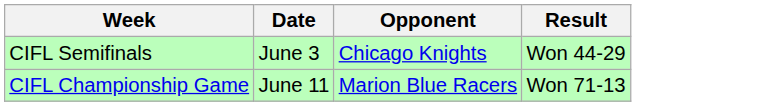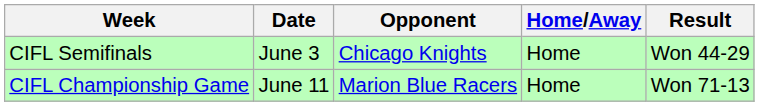+ column: (584, 20)
